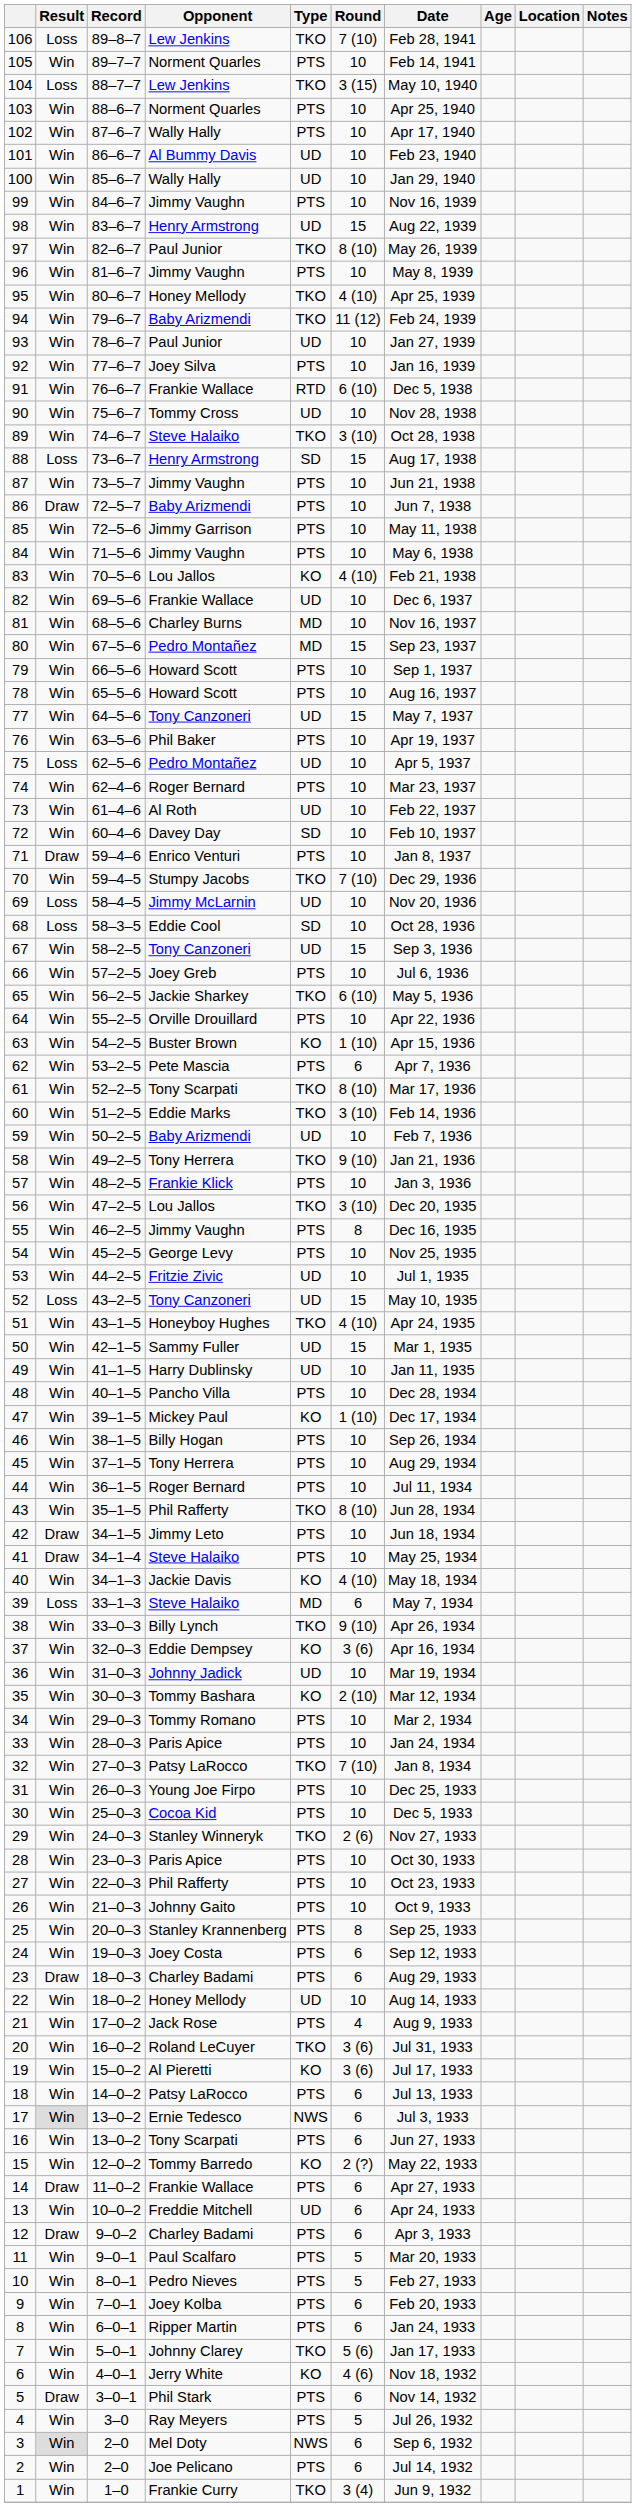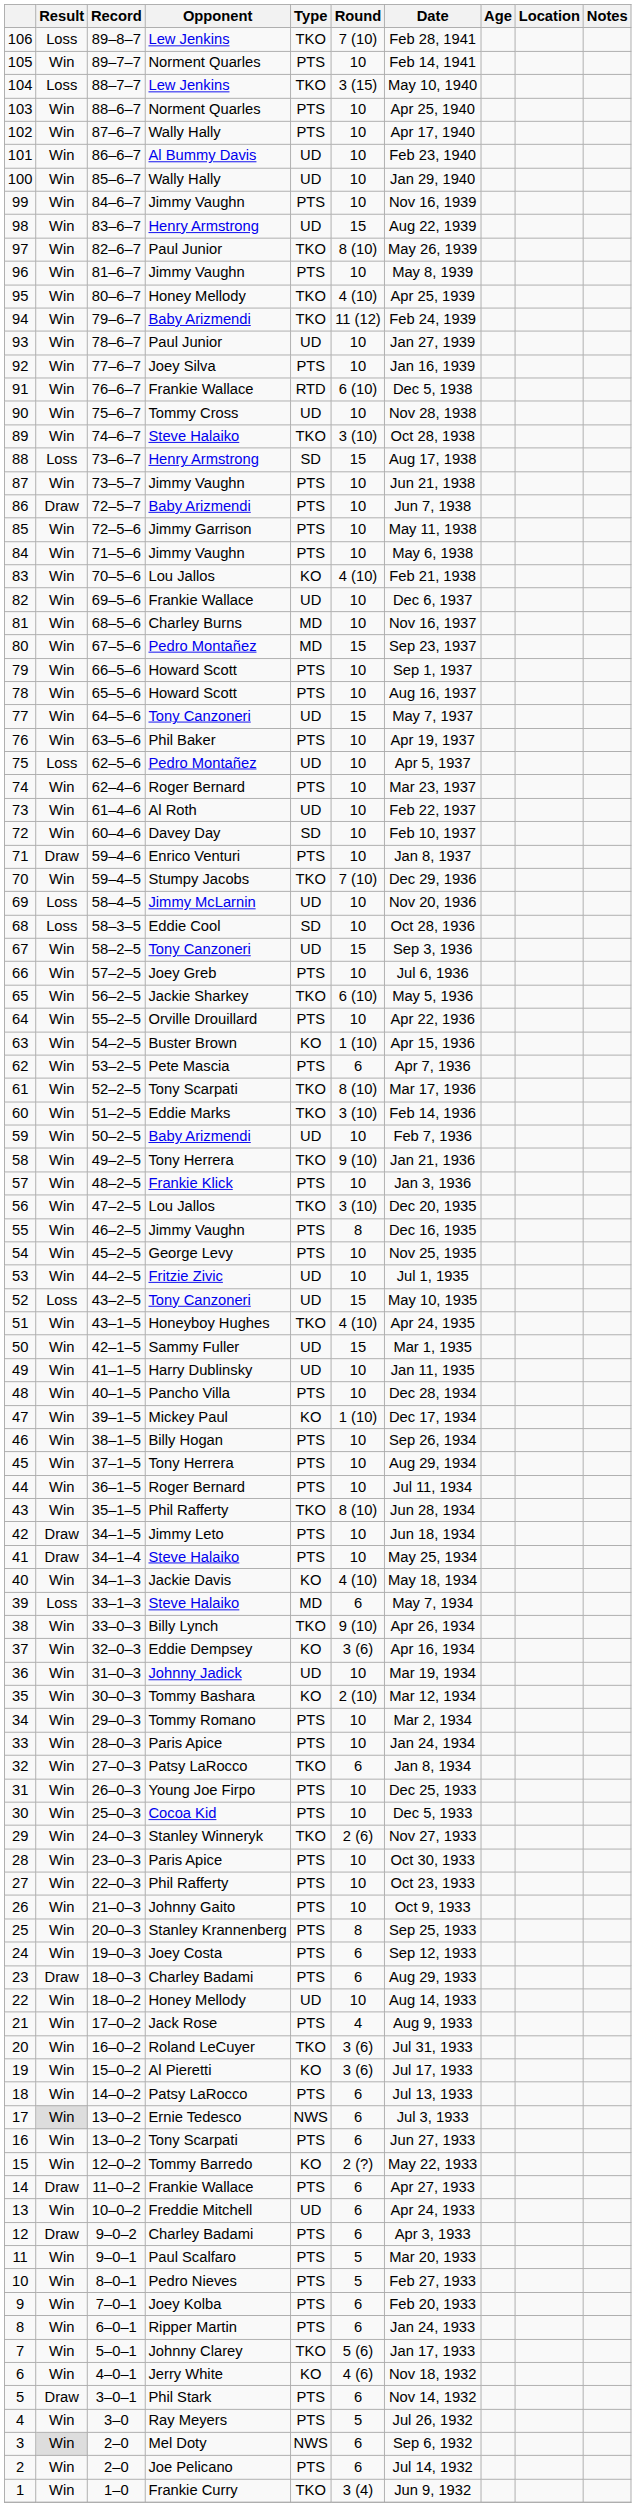(358, 1767) 7 (10) -> (358, 1767) 6
